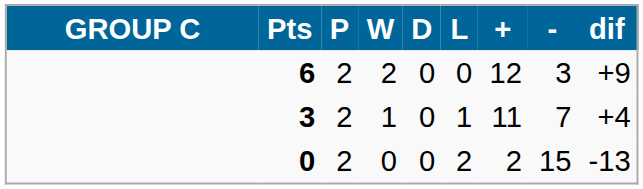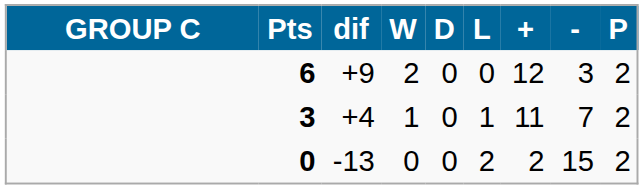columns swapped: (340, 28) <-> (607, 28)
